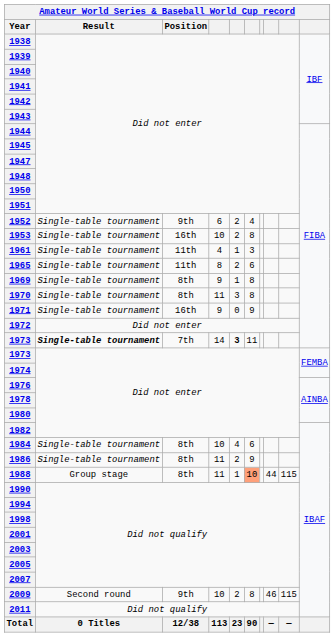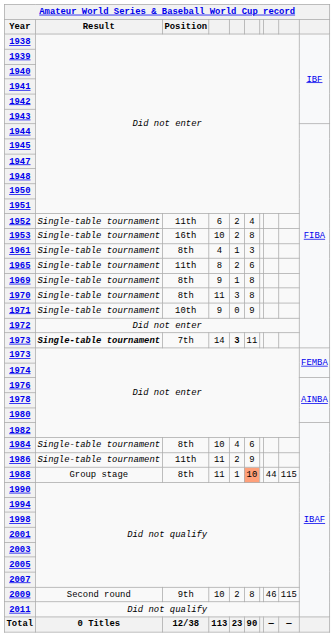(186, 221) 9th -> (186, 221) 11th
(186, 251) 11th -> (186, 251) 8th
(186, 310) 16th -> (186, 310) 10th
(186, 460) 8th -> (186, 460) 11th
